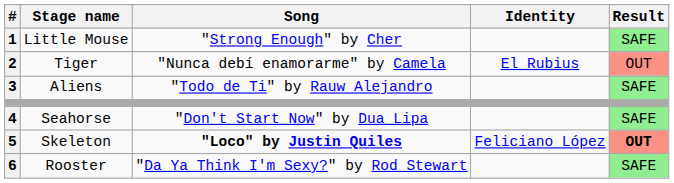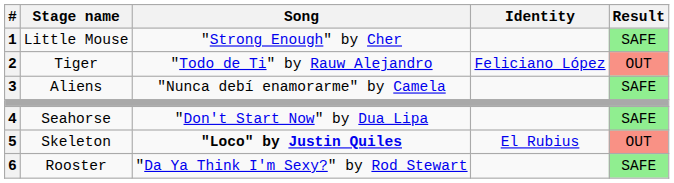(302, 64) "Nunca debí enamorarme" by Camela -> (302, 64) "Todo de Ti" by Rauw Alejandro
(540, 64) El Rubius -> (540, 64) Feliciano López
(302, 88) "Todo de Ti" by Rauw Alejandro -> (302, 88) "Nunca debí enamorarme" by Camela
(540, 142) Feliciano López -> (540, 142) El Rubius
(639, 142) bold -> (639, 142) normal
